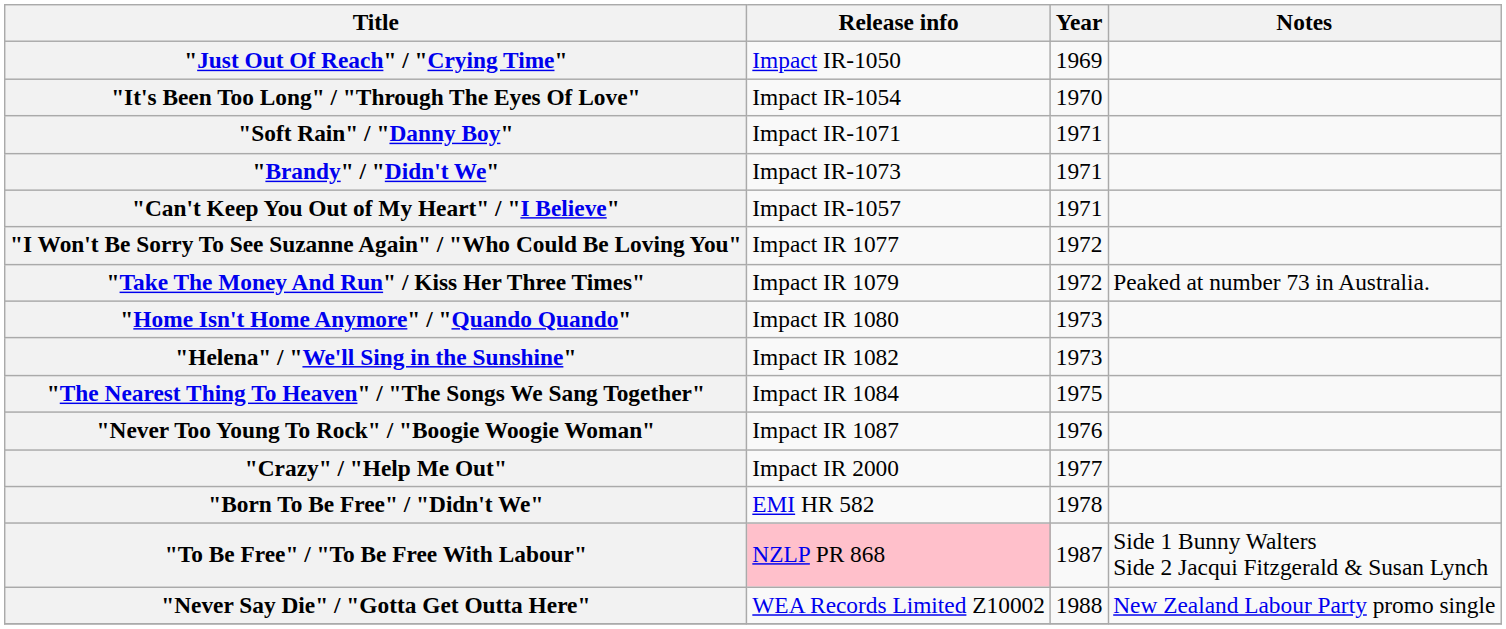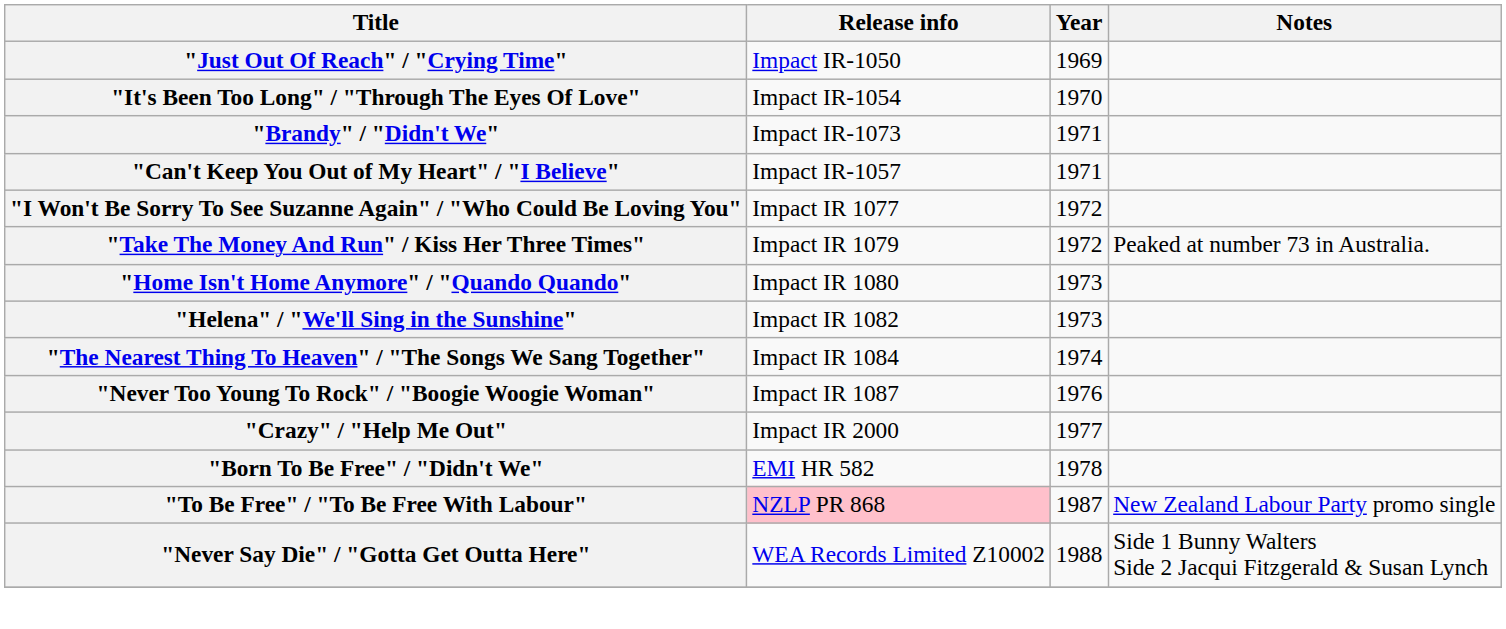- row: (376, 134)
(1079, 393) 1975 -> (1079, 356) 1974
(1301, 554) Side 1 Bunny Walters Side 2 Jacqui Fitzgerald & Susan Lynch -> (1304, 504) New Zealand Labour Party promo single
(1304, 605) New Zealand Labour Party promo single -> (1301, 554) Side 1 Bunny Walters Side 2 Jacqui Fitzgerald & Susan Lynch
